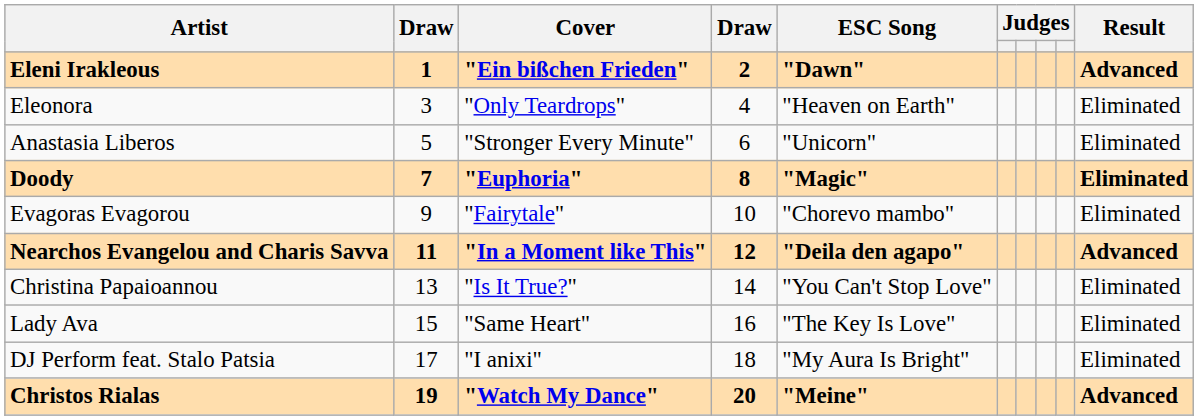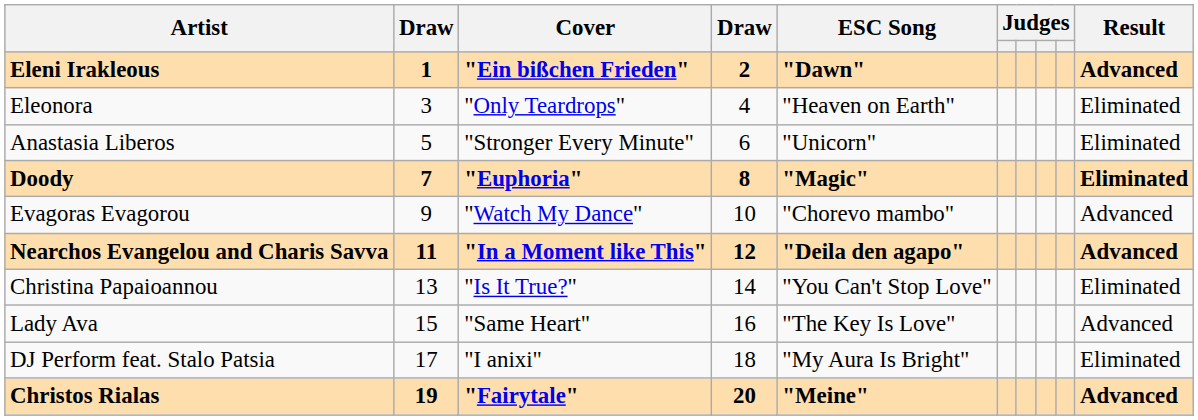(514, 214) "Fairytale" -> (553, 214) "Watch My Dance"
(1130, 214) Eliminated -> (1126, 214) Advanced
(1130, 323) Eliminated -> (1126, 323) Advanced
(561, 396) "Watch My Dance" -> (521, 396) "Fairytale"
